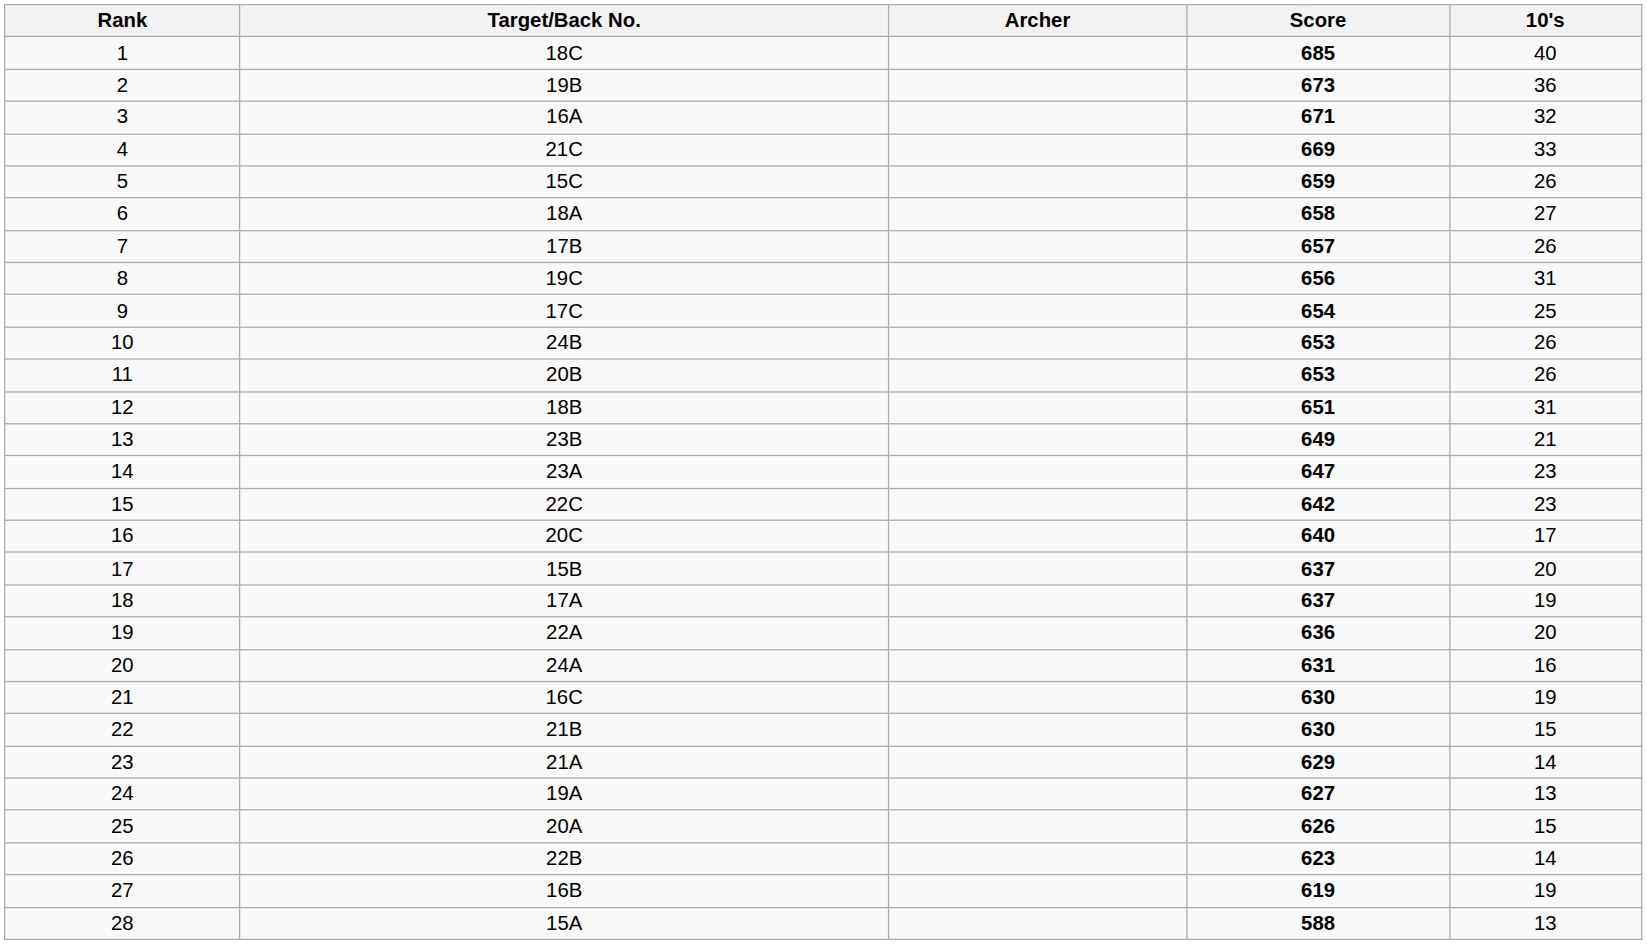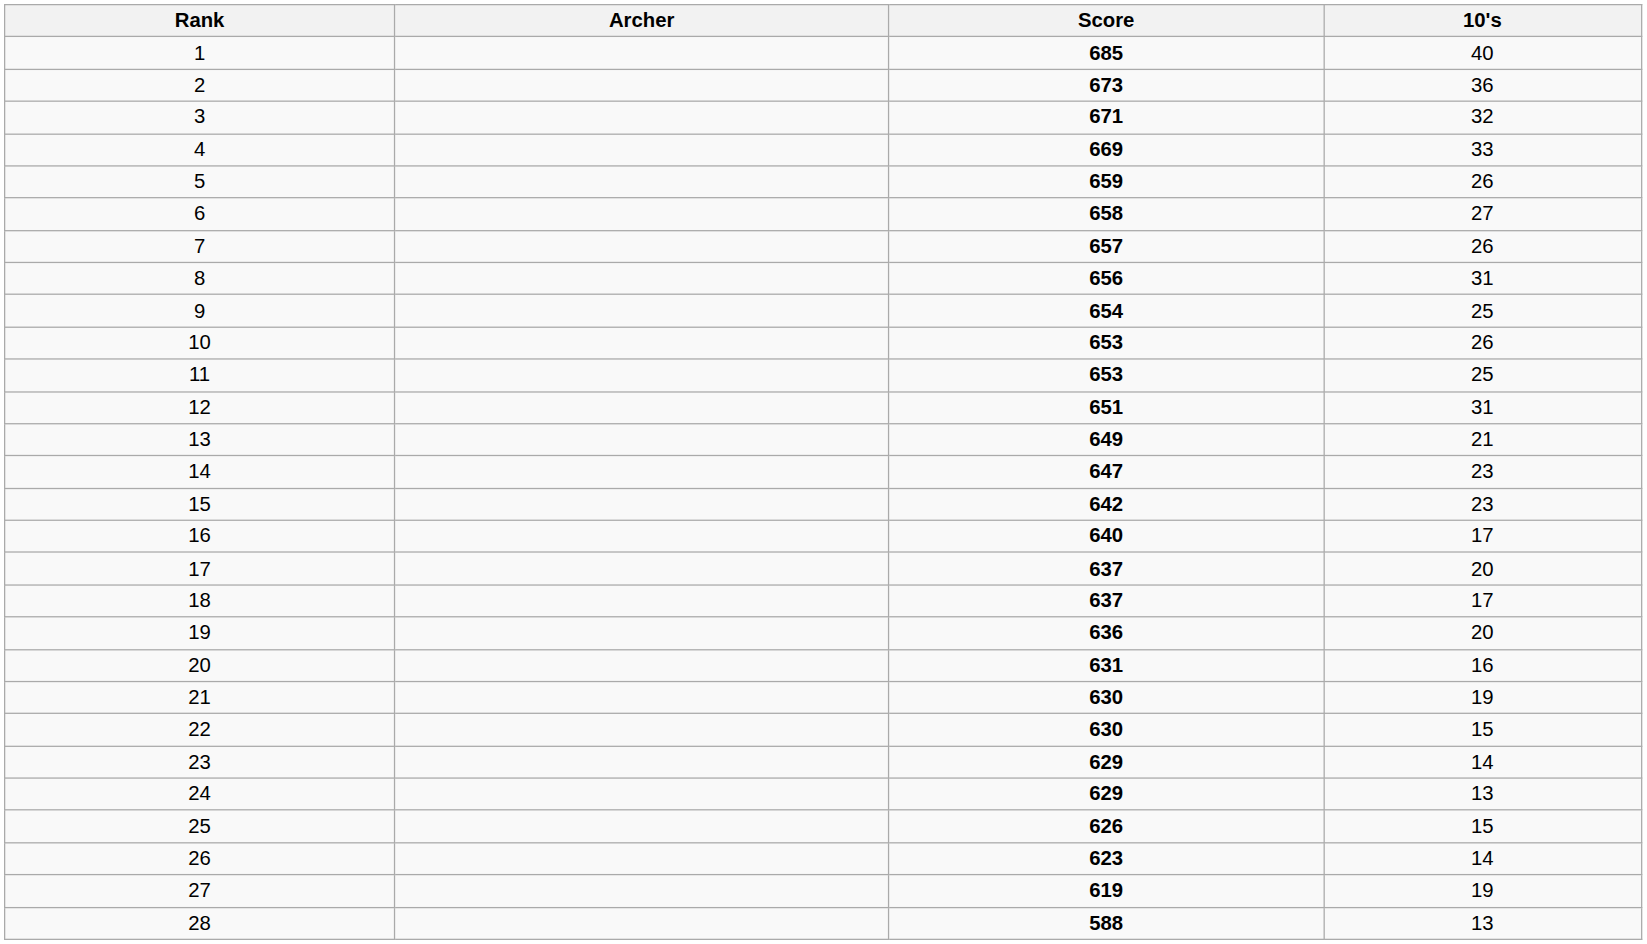- column: (564, 20)
(1545, 375) 26 -> (1482, 375) 25
(1545, 600) 19 -> (1482, 600) 17
(1318, 794) 627 -> (1106, 794) 629
